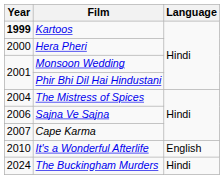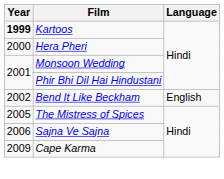+ row: (88, 98)
(19, 98) 2004 -> (19, 115) 2005
(19, 132) 2007 -> (19, 149) 2009
- row: (92, 149)
- row: (97, 166)
